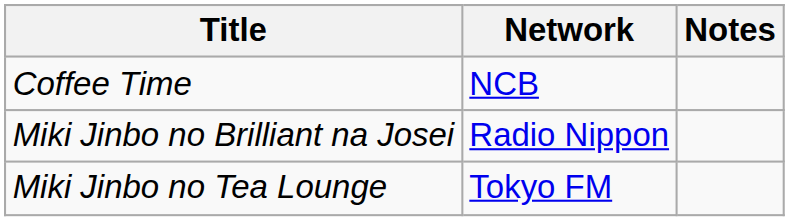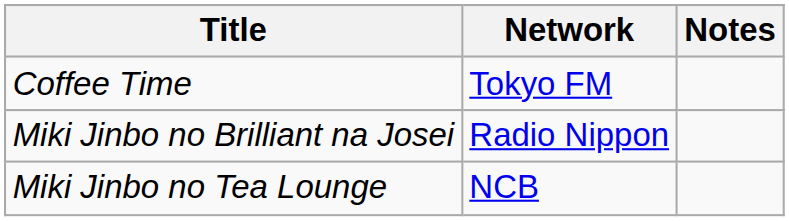(504, 82) NCB -> (541, 82) Tokyo FM
(541, 187) Tokyo FM -> (504, 187) NCB
